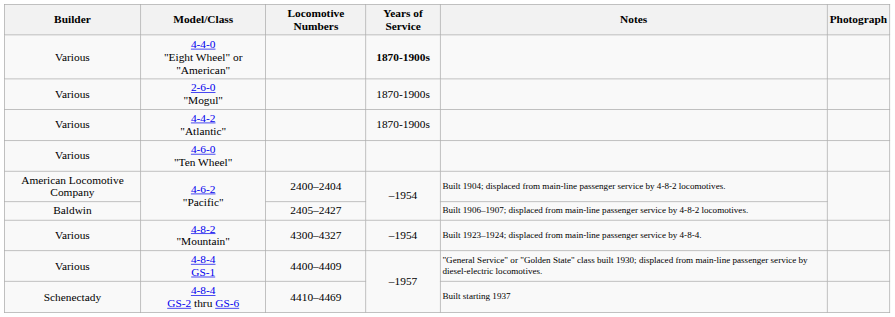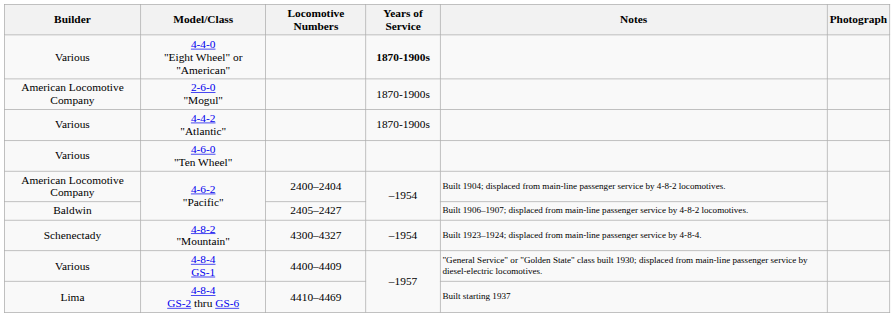(72, 94) Various -> (72, 94) American Locomotive Company
(72, 235) Various -> (72, 235) Schenectady
(72, 297) Schenectady -> (72, 297) Lima
